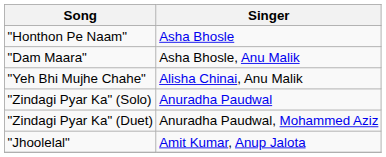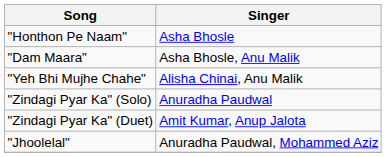(269, 121) Anuradha Paudwal, Mohammed Aziz -> (232, 121) Amit Kumar, Anup Jalota
(232, 142) Amit Kumar, Anup Jalota -> (269, 142) Anuradha Paudwal, Mohammed Aziz
